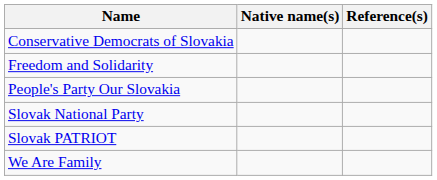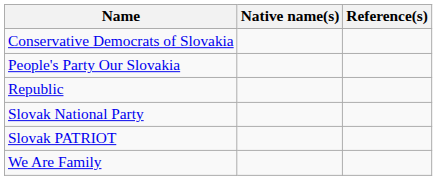- row: (81, 65)
+ row: (36, 89)
